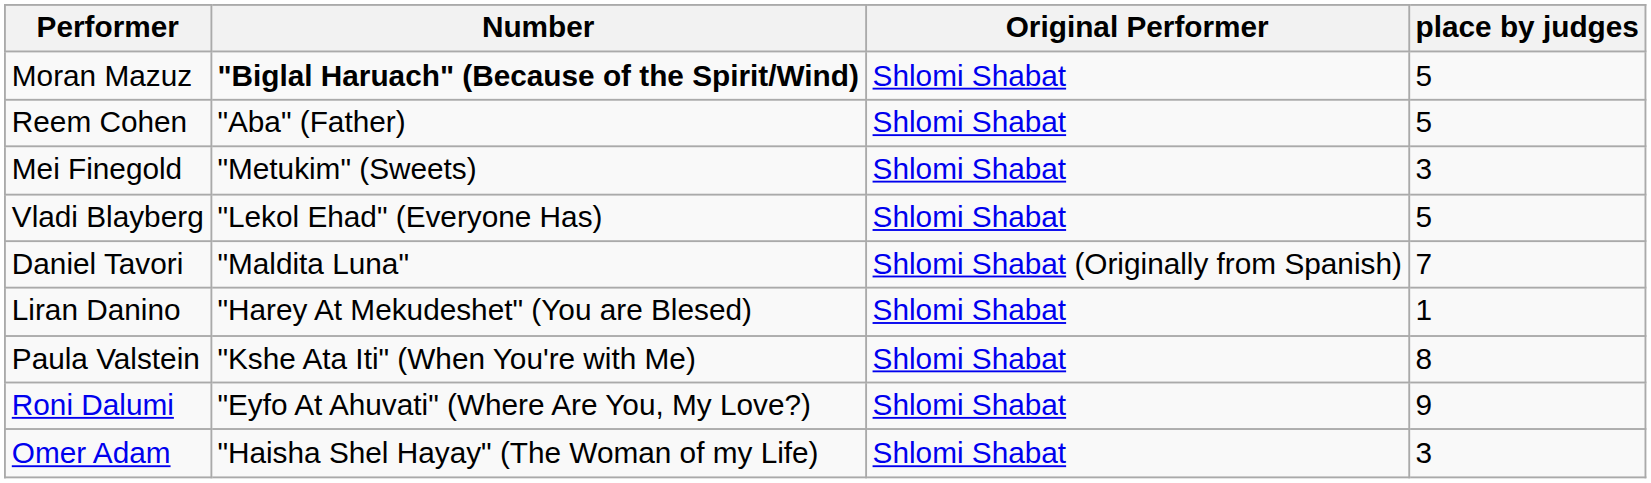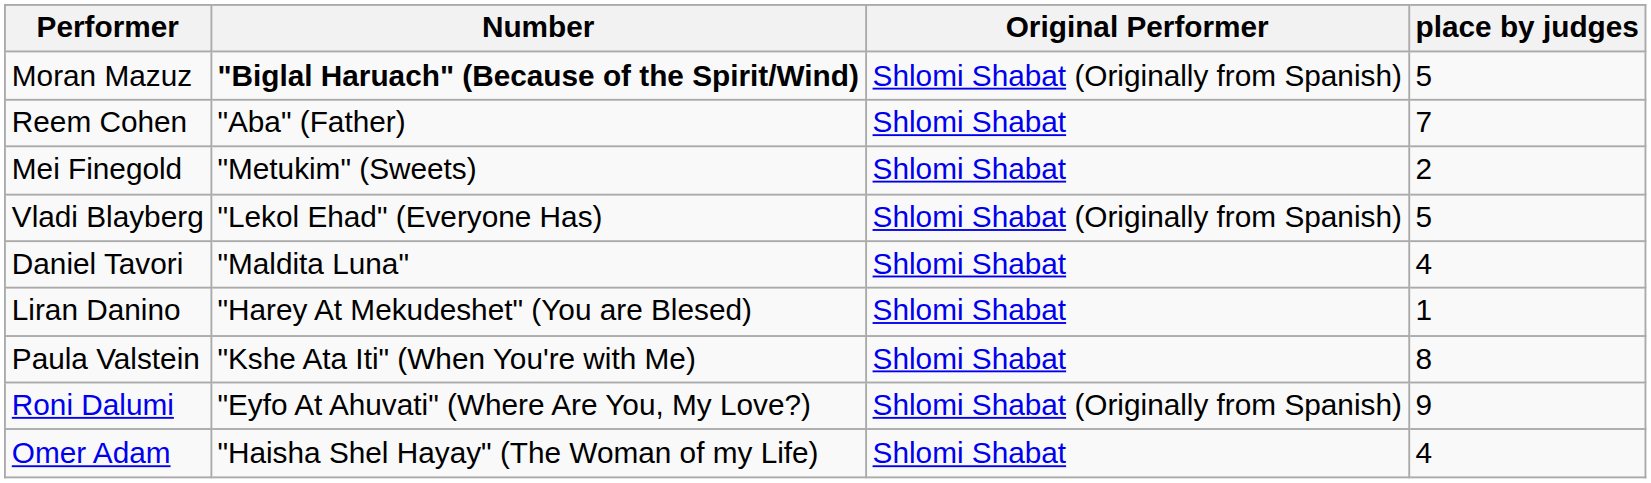(969, 75) Shlomi Shabat -> (1137, 75) Shlomi Shabat (Originally from Spanish)
(1424, 122) 5 -> (1424, 122) 7
(1424, 169) 3 -> (1424, 169) 2
(969, 216) Shlomi Shabat -> (1137, 216) Shlomi Shabat (Originally from Spanish)
(1137, 264) Shlomi Shabat (Originally from Spanish) -> (969, 264) Shlomi Shabat
(1424, 264) 7 -> (1424, 264) 4
(969, 405) Shlomi Shabat -> (1137, 405) Shlomi Shabat (Originally from Spanish)
(1424, 452) 3 -> (1424, 452) 4
